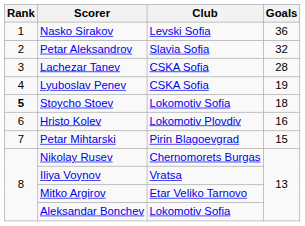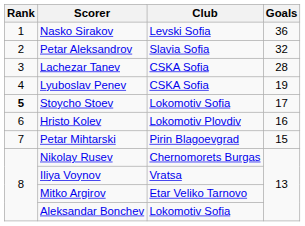(282, 103) 18 -> (282, 103) 17
